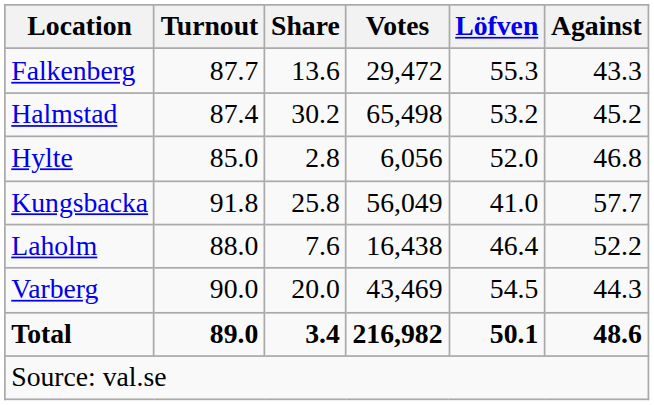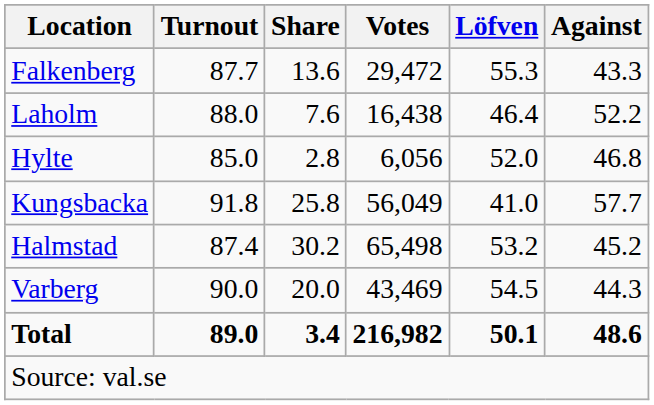rows swapped: (64, 114) <-> (54, 245)
